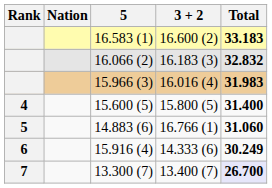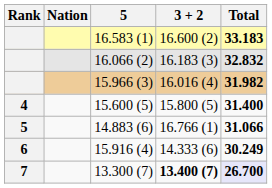(244, 82) 31.983 -> (244, 82) 31.982
(244, 127) 31.060 -> (244, 127) 31.066
(189, 171) normal -> (189, 171) bold
